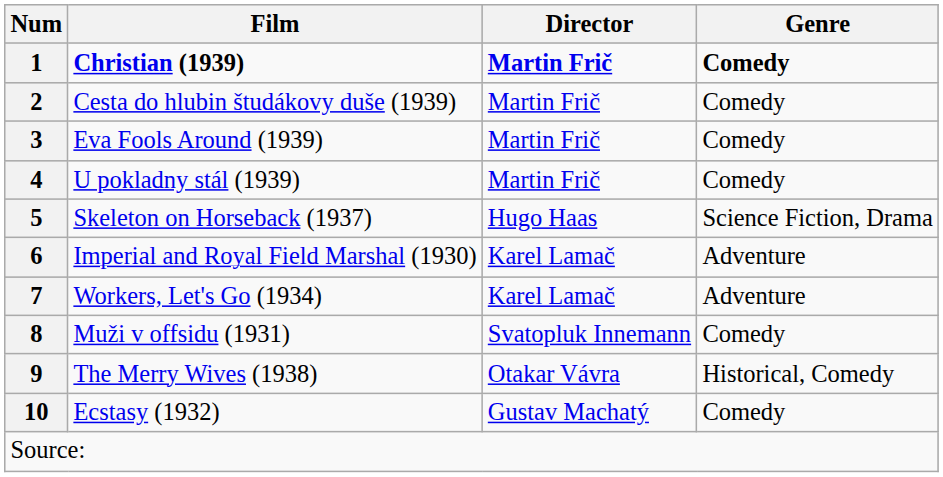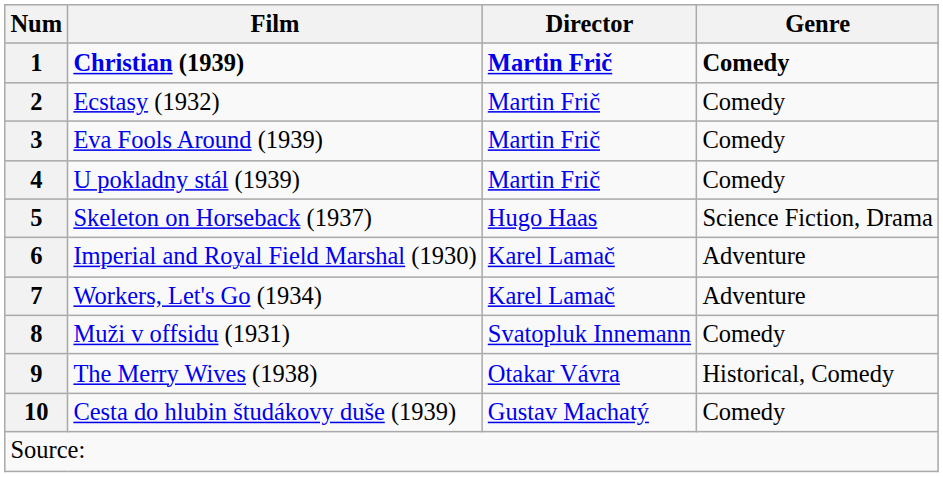(265, 101) Cesta do hlubin študákovy duše (1939) -> (146, 101) Ecstasy (1932)
(146, 412) Ecstasy (1932) -> (265, 412) Cesta do hlubin študákovy duše (1939)
